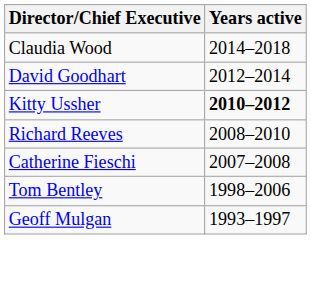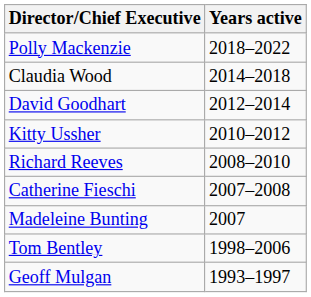+ row: (70, 47)
(250, 104) bold -> (250, 133) normal
+ row: (78, 219)
